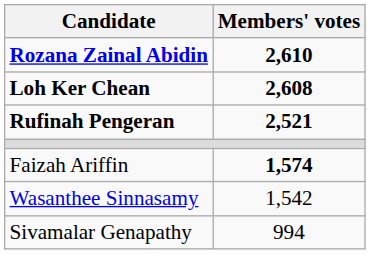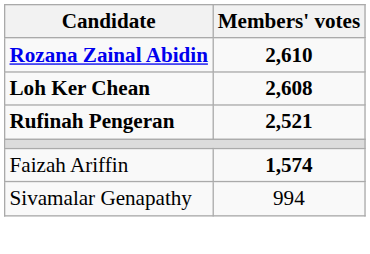- row: (104, 198)
